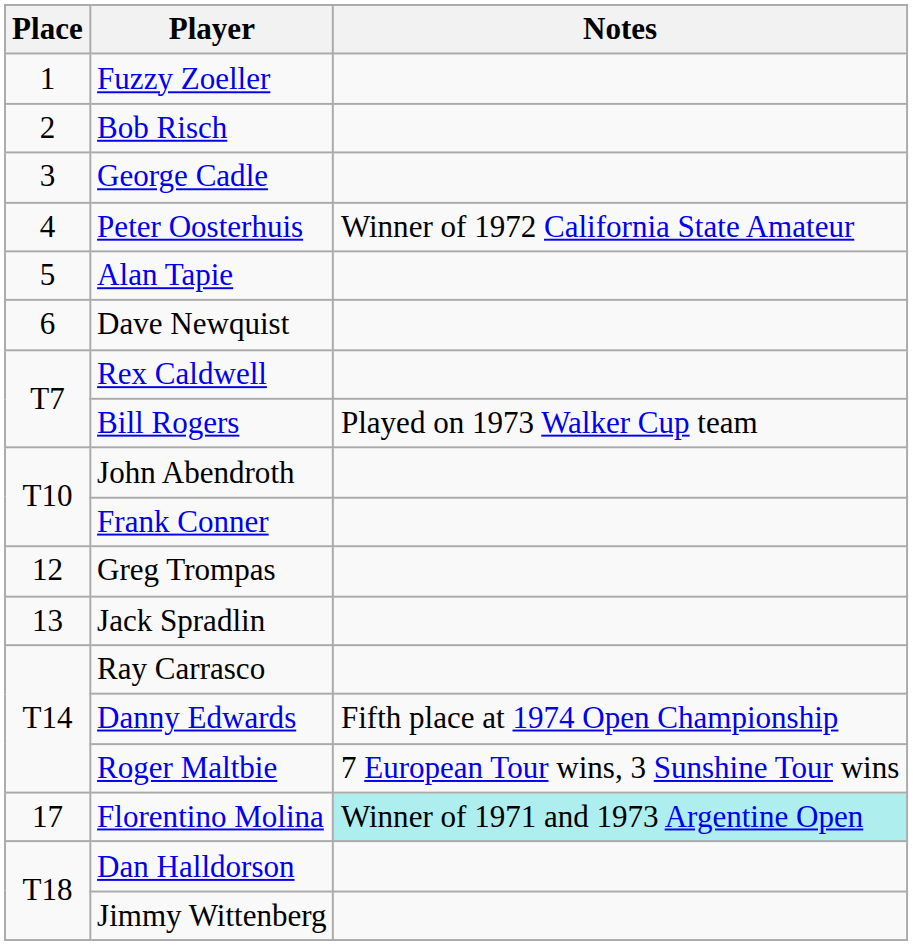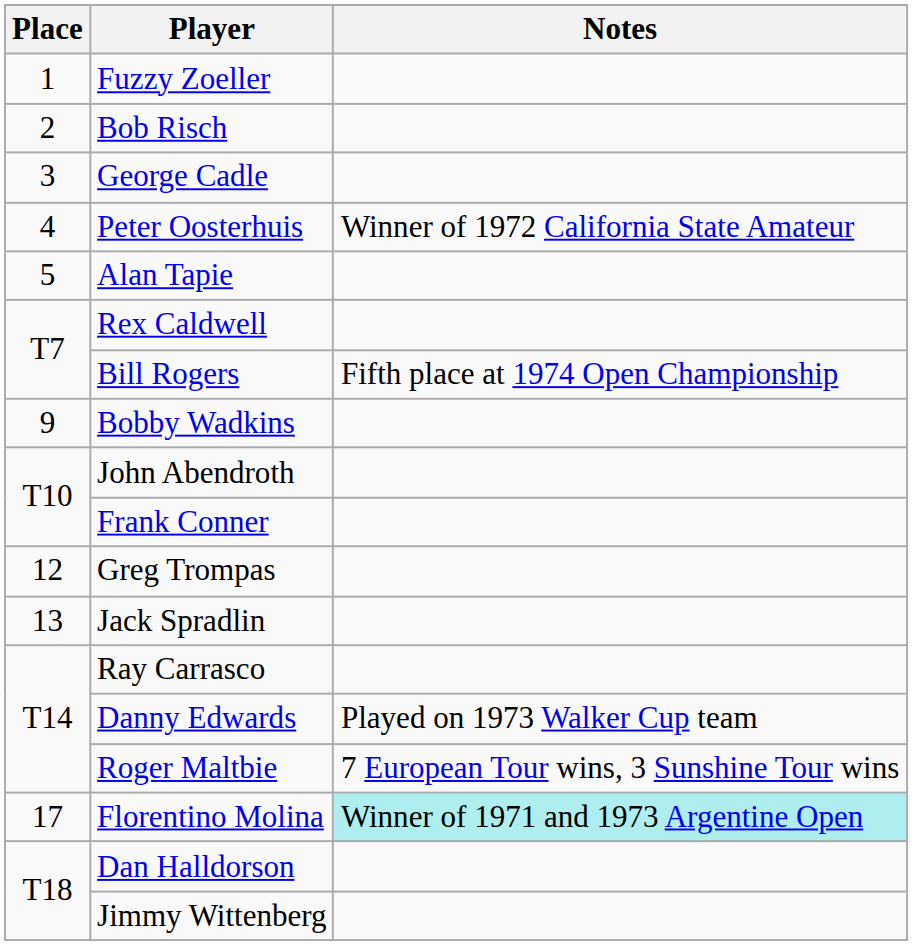- row: (193, 324)
(549, 422) Played on 1973 Walker Cup team -> (590, 373) Fifth place at 1974 Open Championship
+ row: (196, 422)
(590, 718) Fifth place at 1974 Open Championship -> (549, 718) Played on 1973 Walker Cup team
